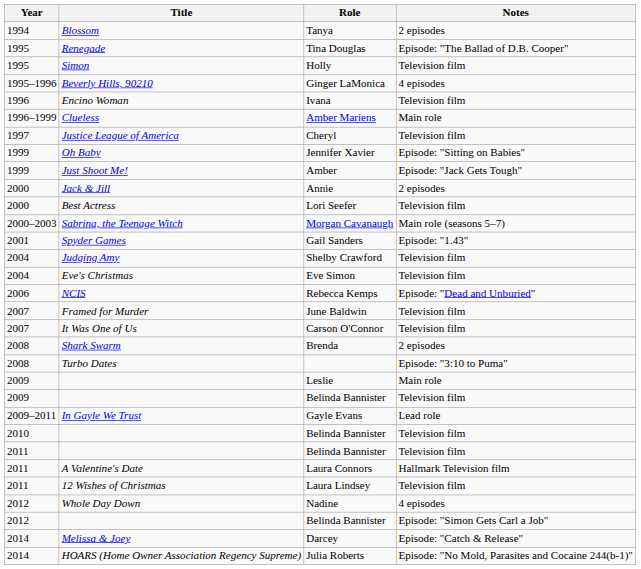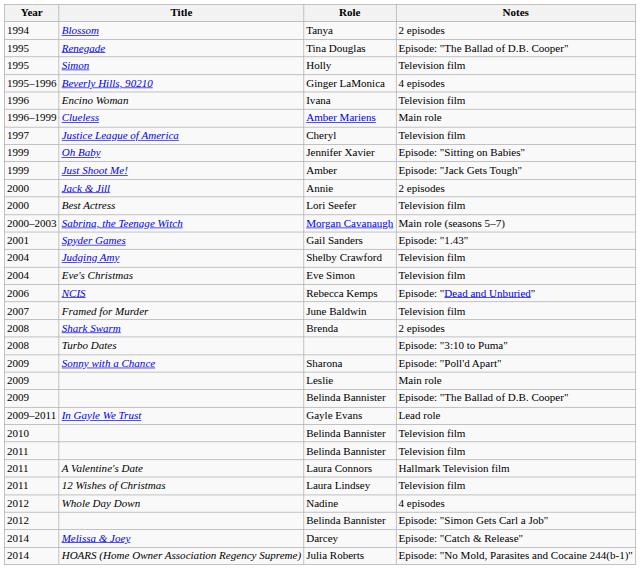- row: (18, 328)
+ row: (18, 363)
(432, 398) Television film -> (483, 398) Episode: "The Ballad of D.B. Cooper"
